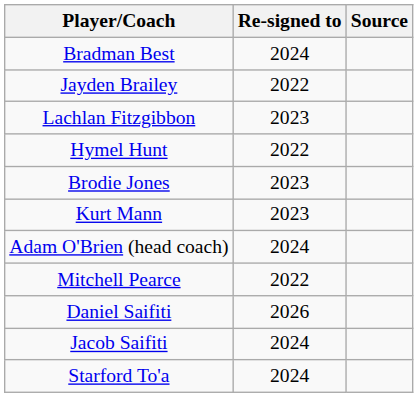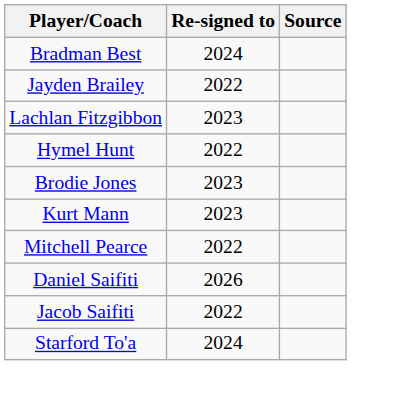- row: (119, 247)
(290, 344) 2024 -> (223, 311) 2022
